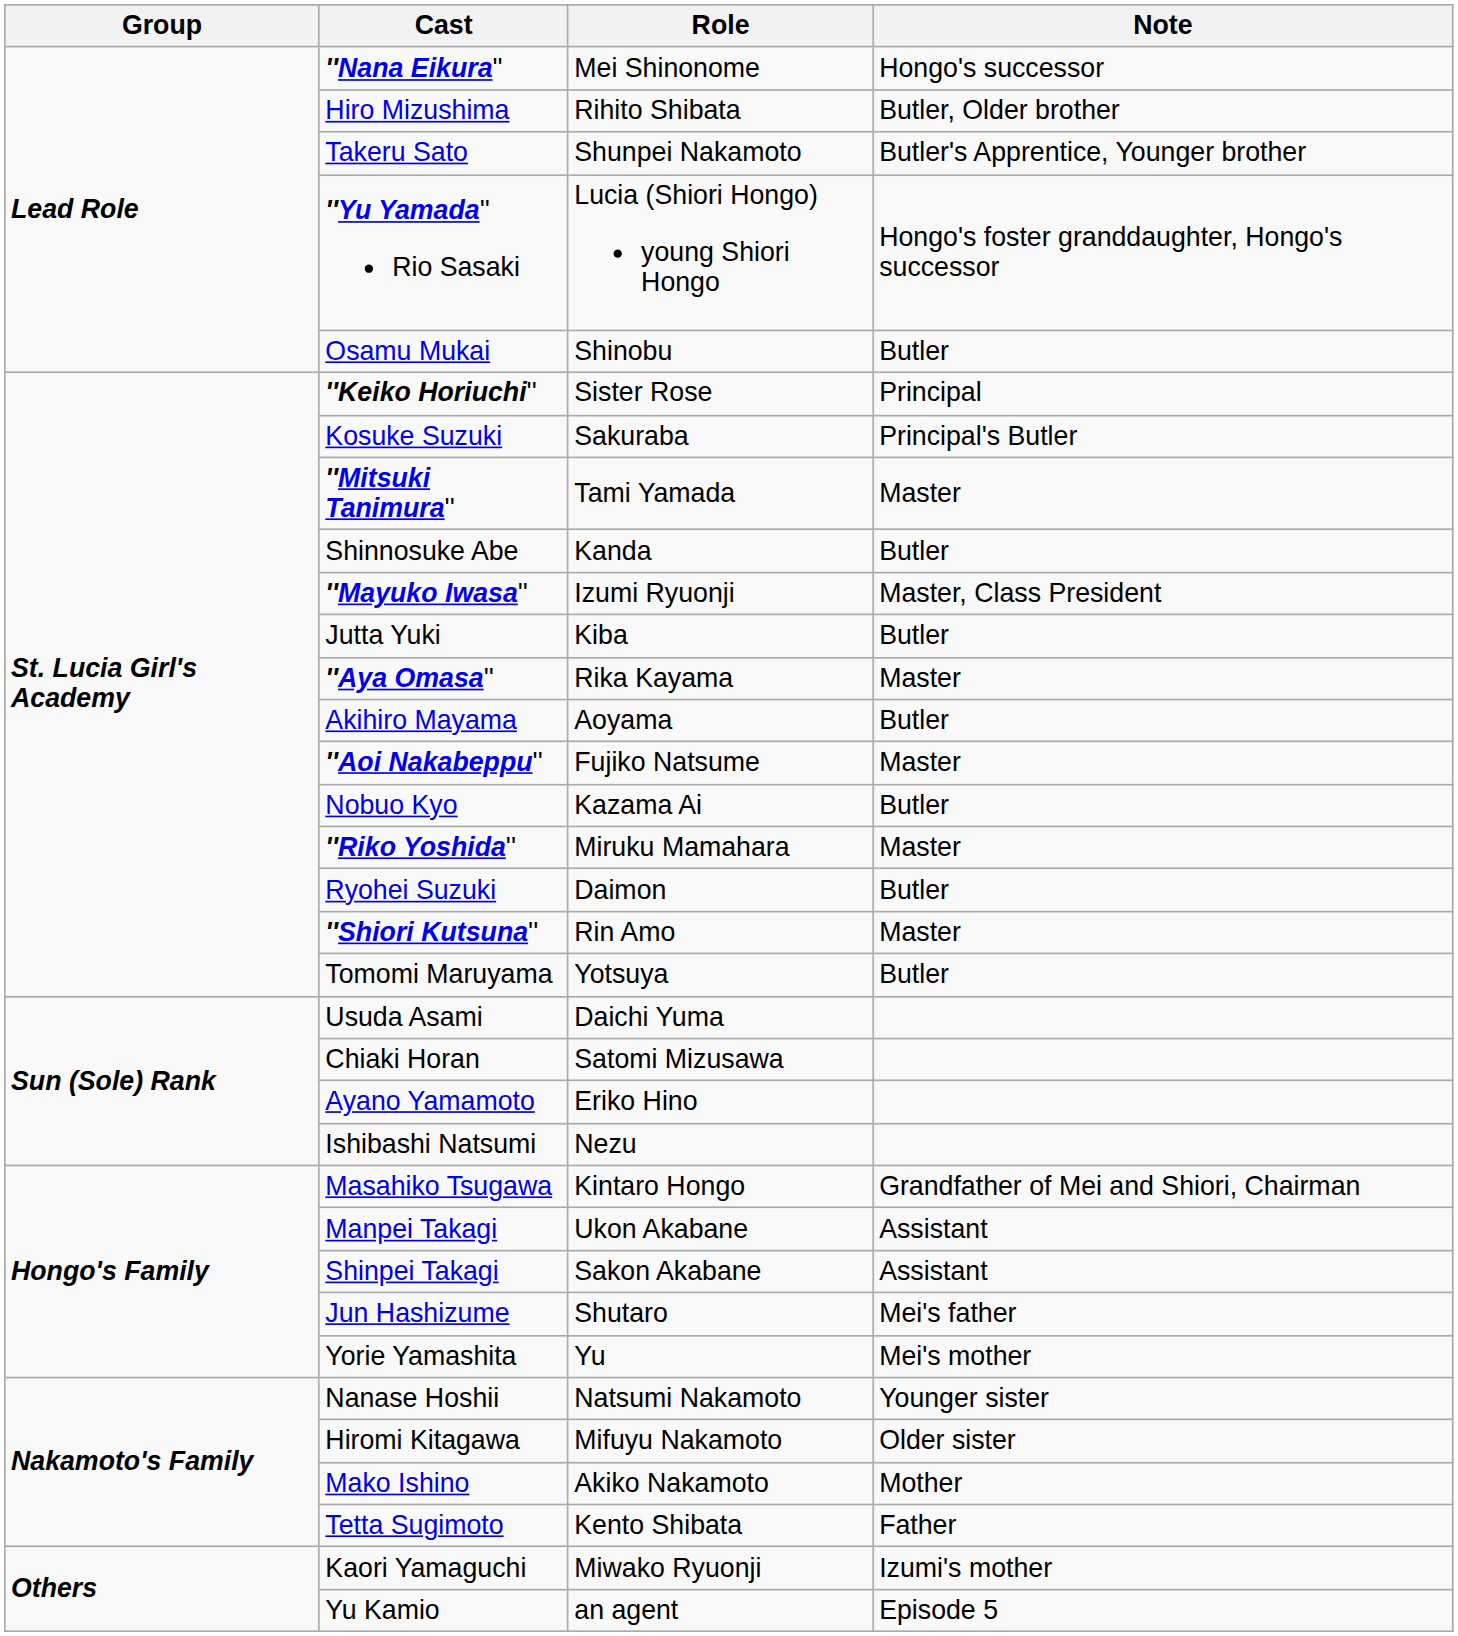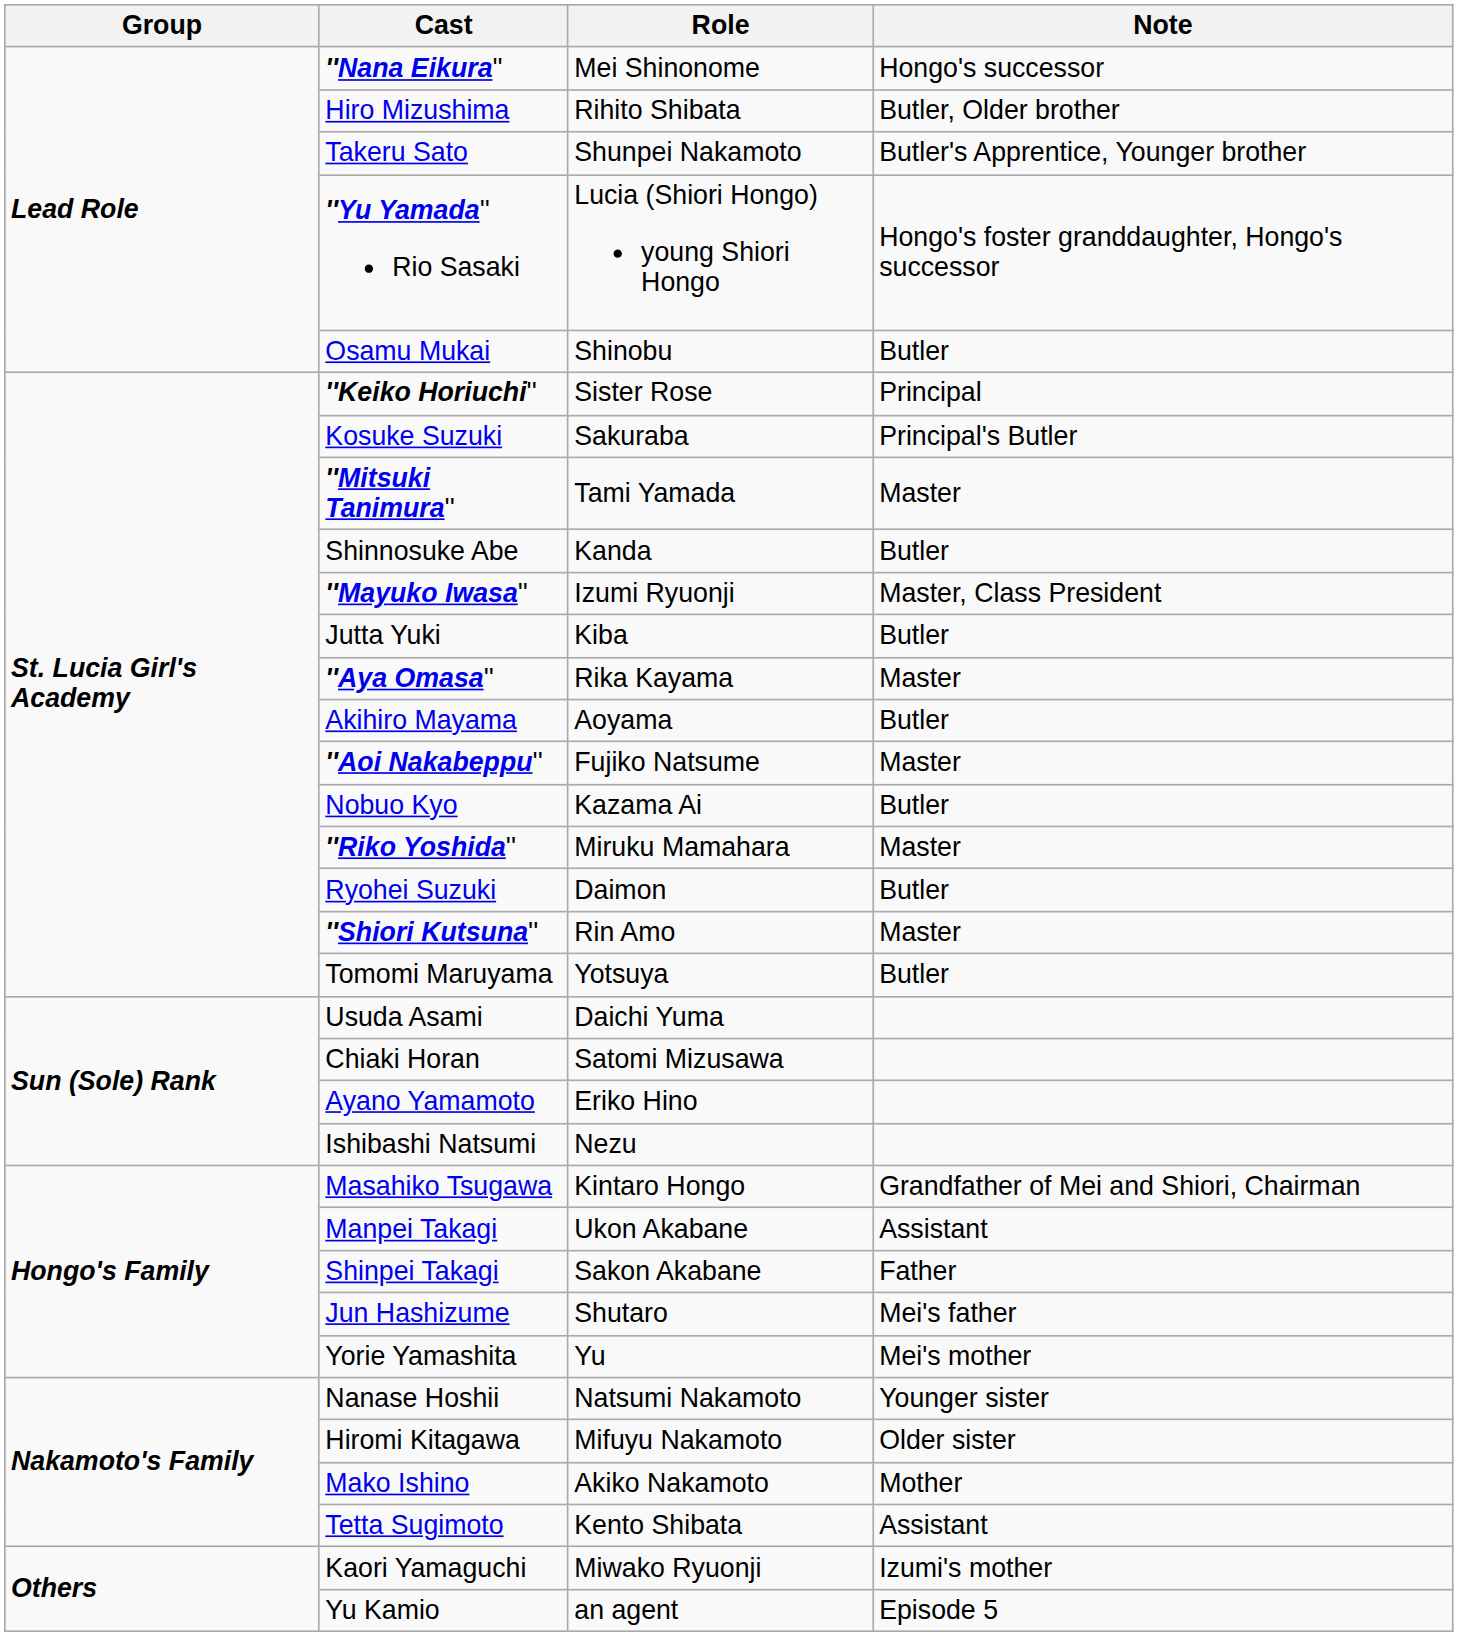(933, 1271) Assistant -> (918, 1271) Father
(918, 1525) Father -> (933, 1525) Assistant
